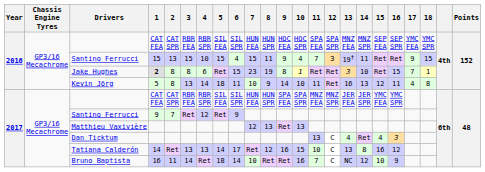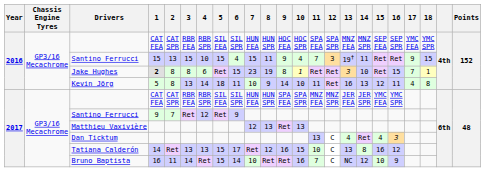(221, 150) 14 -> (221, 150) 15
(221, 161) 18 -> (221, 161) 15
